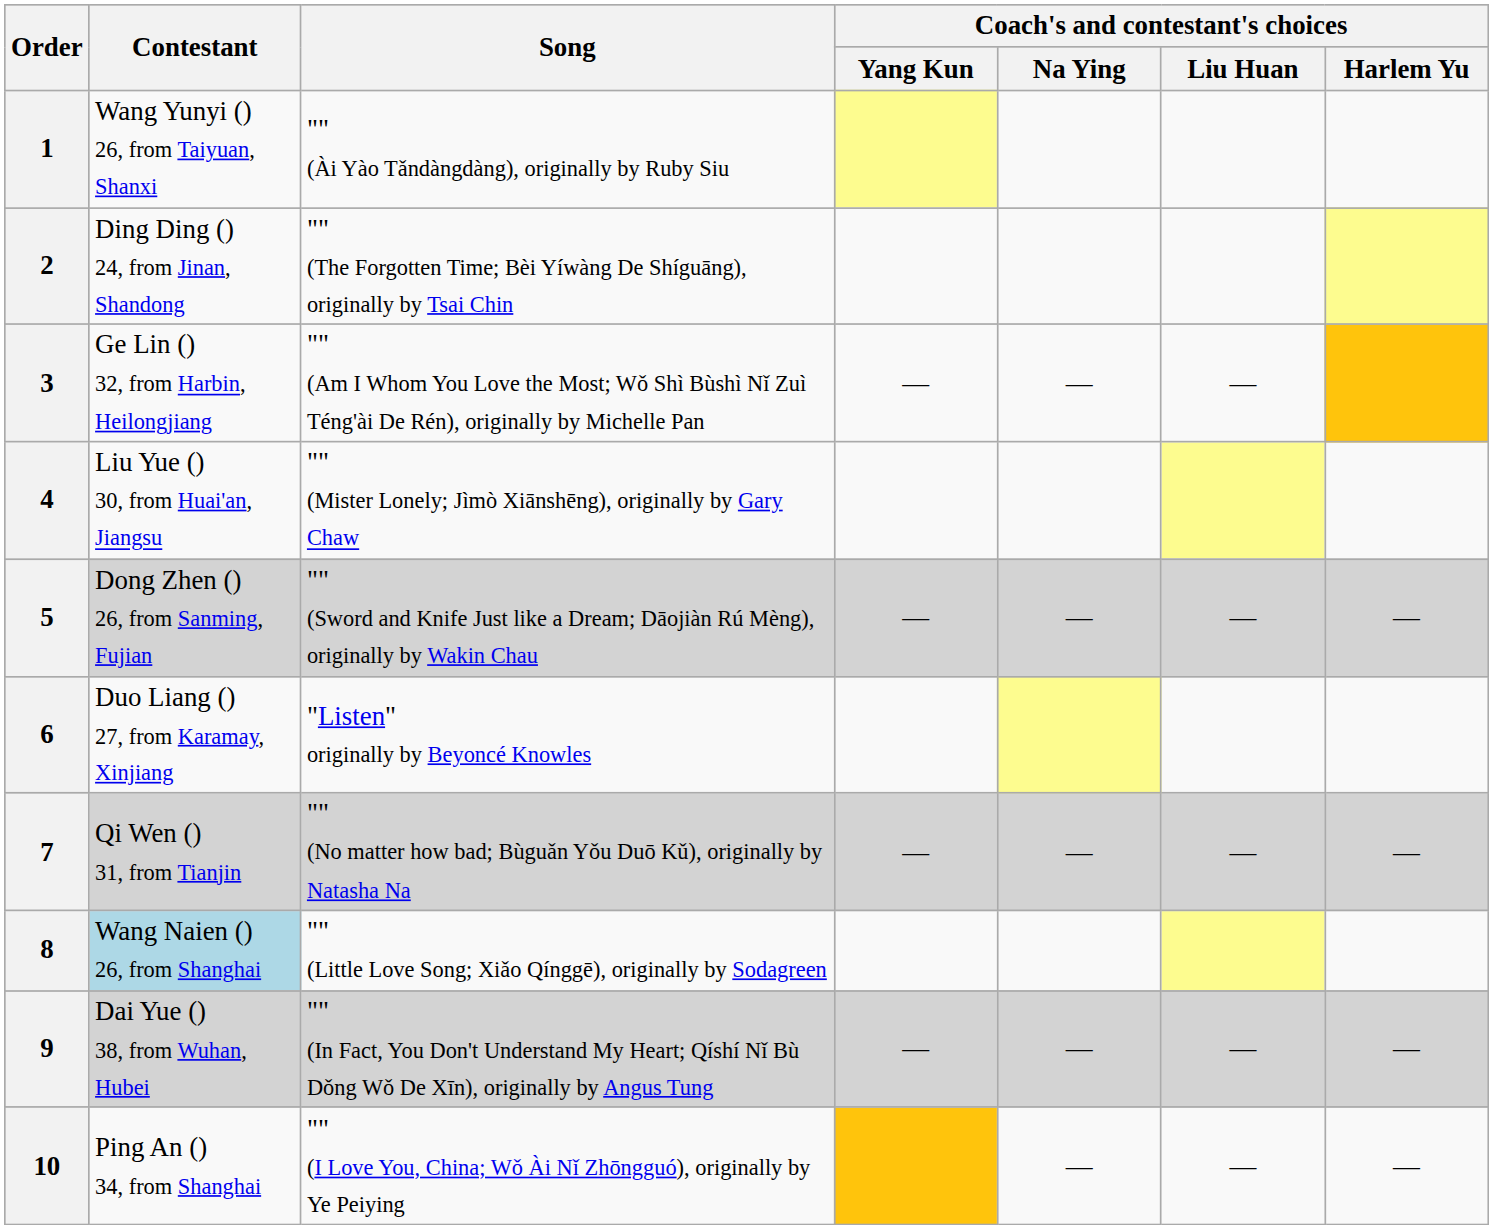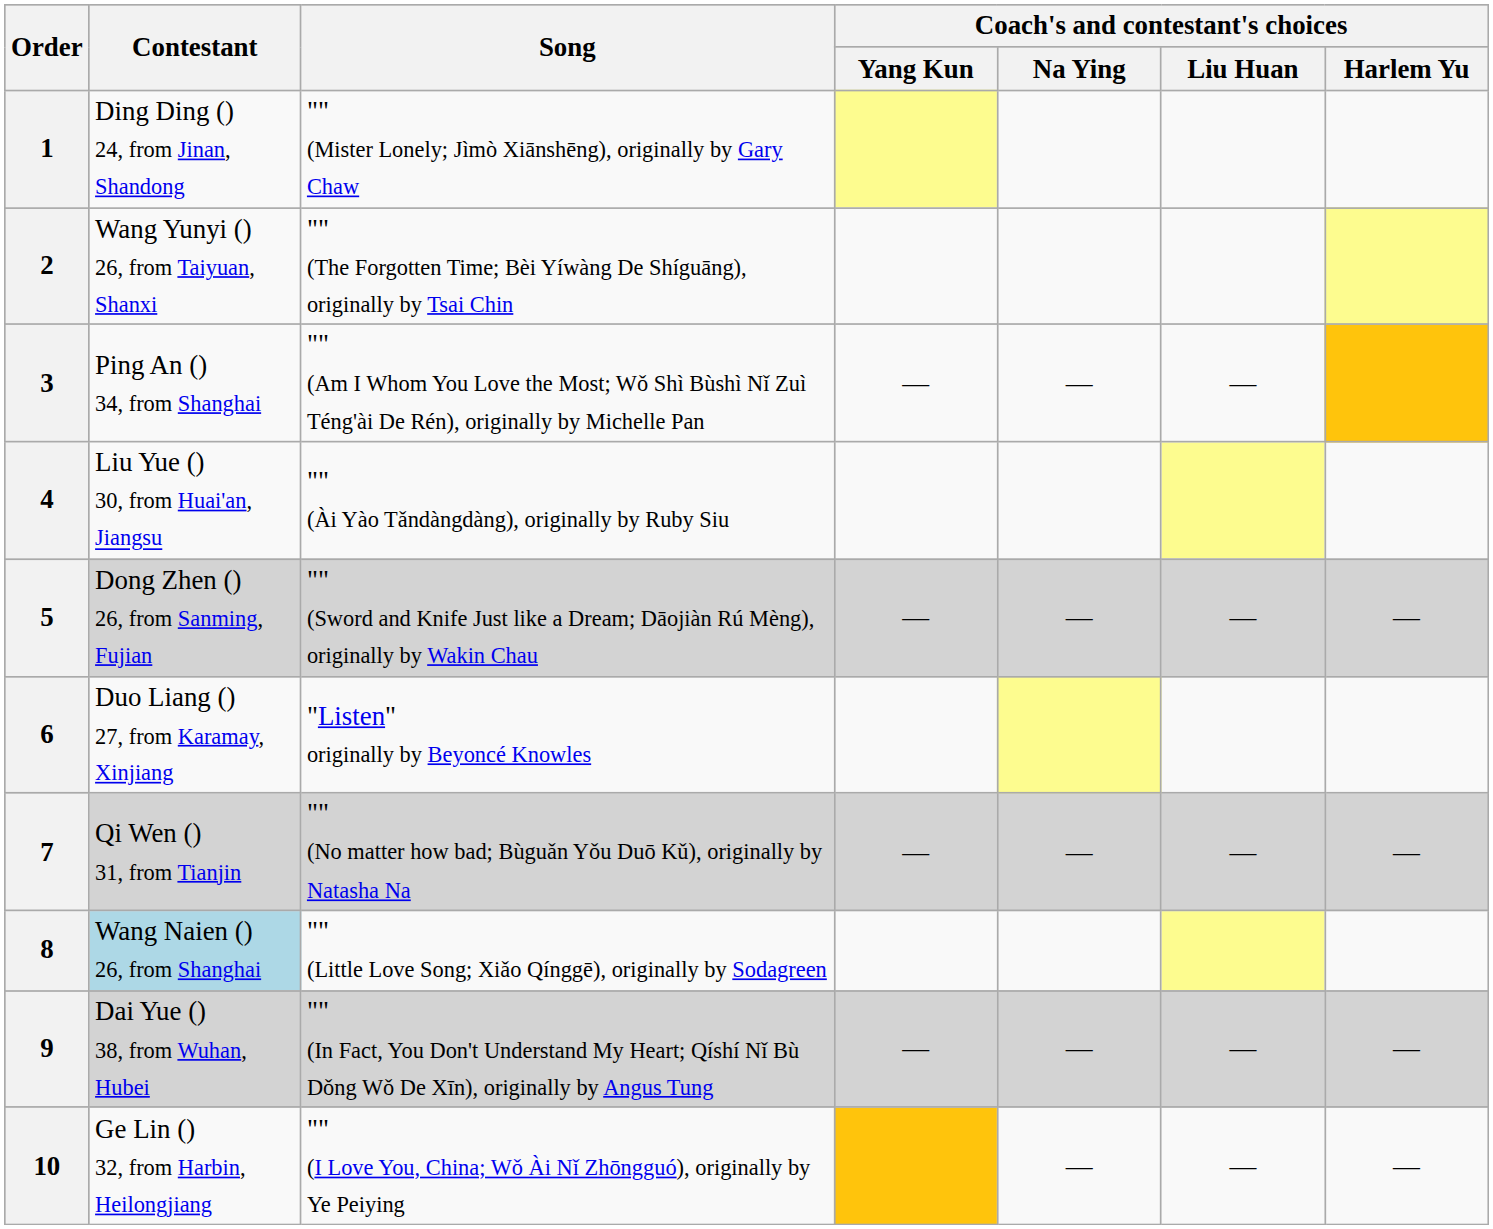(175, 148) Wang Yunyi () 26, from Taiyuan, Shanxi -> (165, 148) Ding Ding () 24, from Jinan, Shandong
(518, 148) "" (Ài Yào Tǎndàngdàng), originally by Ruby Siu -> (545, 148) "" (Mister Lonely; Jìmò Xiānshēng), originally by Gary Chaw
(165, 265) Ding Ding () 24, from Jinan, Shandong -> (175, 265) Wang Yunyi () 26, from Taiyuan, Shanxi
(170, 382) Ge Lin () 32, from Harbin, Heilongjiang -> (178, 382) Ping An () 34, from Shanghai
(545, 499) "" (Mister Lonely; Jìmò Xiānshēng), originally by Gary Chaw -> (518, 499) "" (Ài Yào Tǎndàngdàng), originally by Ruby Siu
(178, 1165) Ping An () 34, from Shanghai -> (170, 1165) Ge Lin () 32, from Harbin, Heilongjiang
